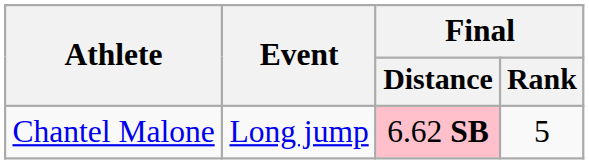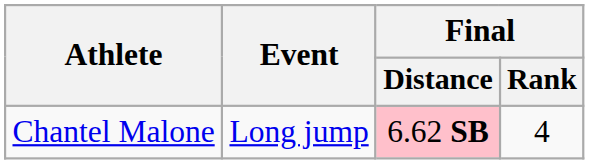(542, 132) 5 -> (542, 132) 4
